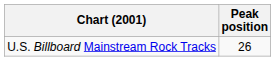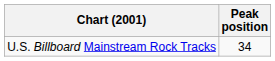(245, 46) 26 -> (245, 46) 34
